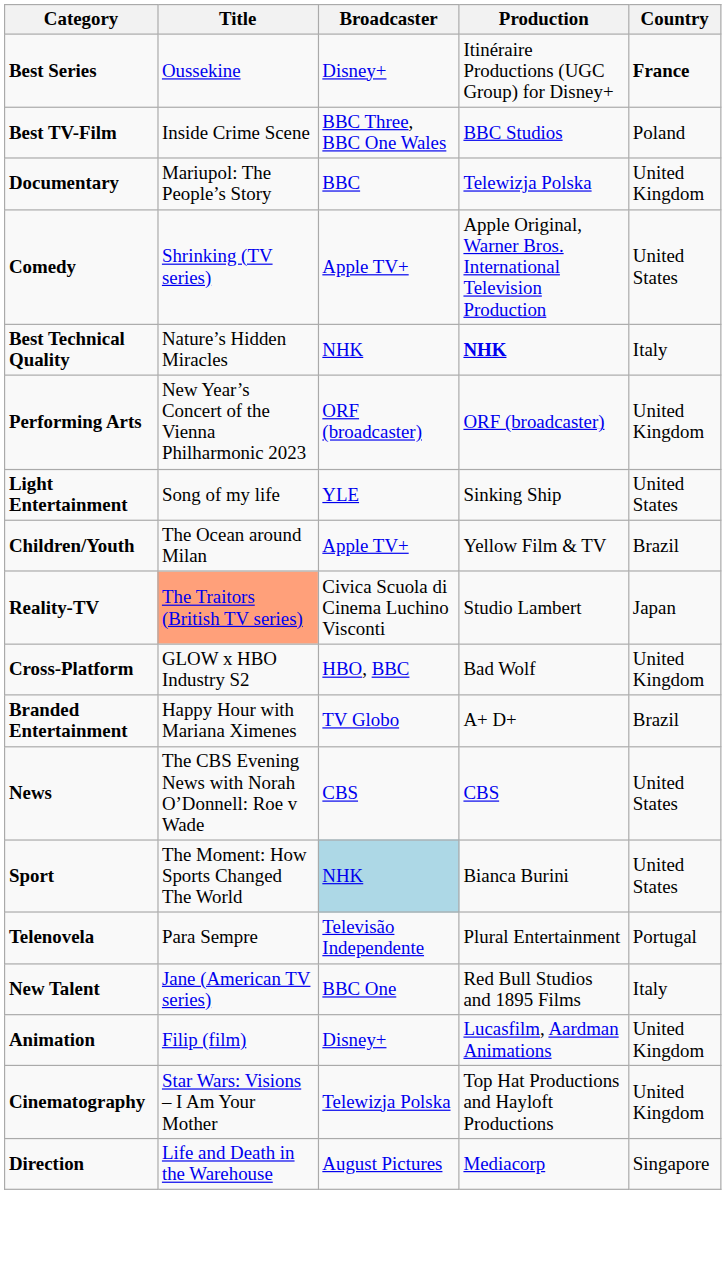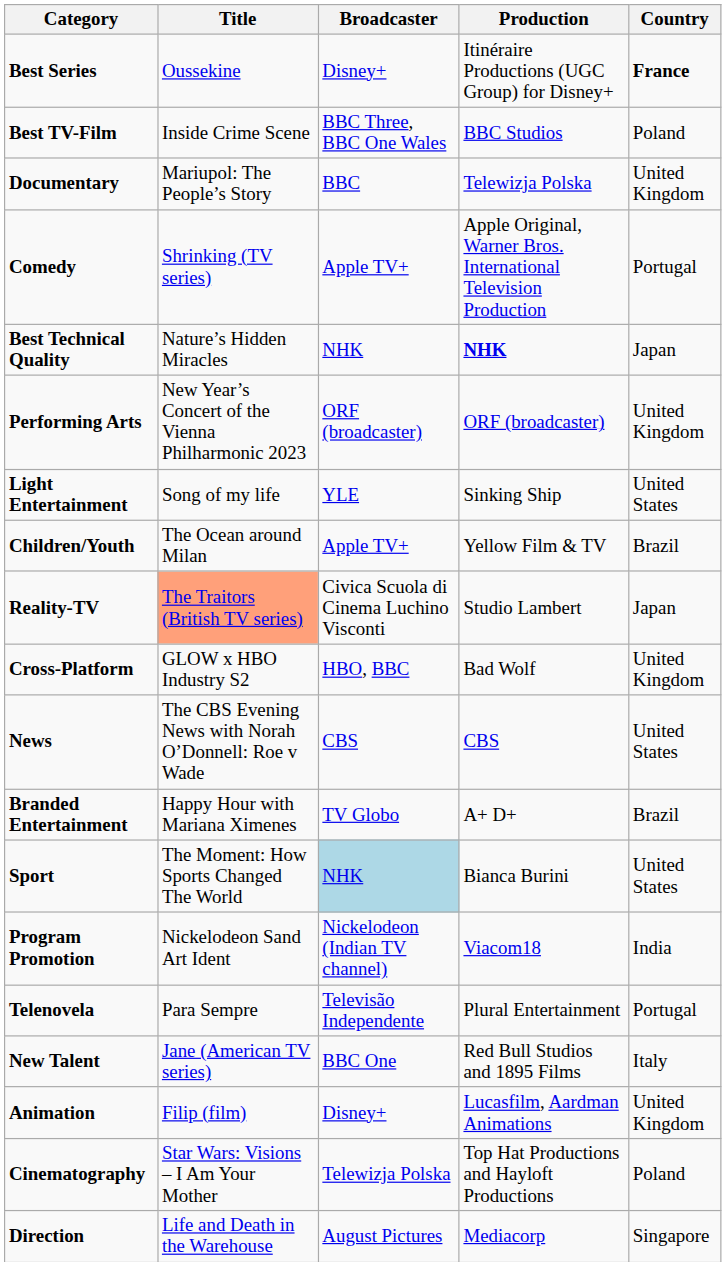(659, 266) United States -> (665, 266) Portugal
(650, 349) Italy -> (654, 349) Japan
rows swapped: (68, 720) <-> (30, 792)
+ row: (52, 948)
(669, 1101) United Kingdom -> (659, 1174) Poland
